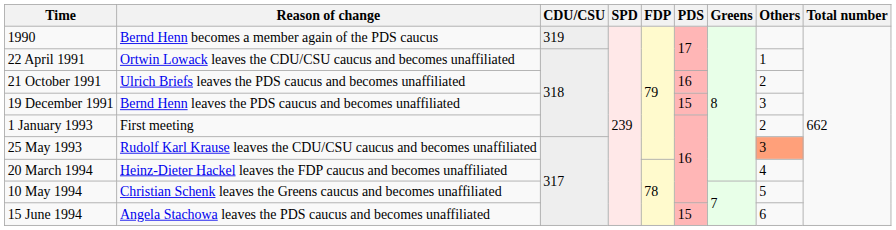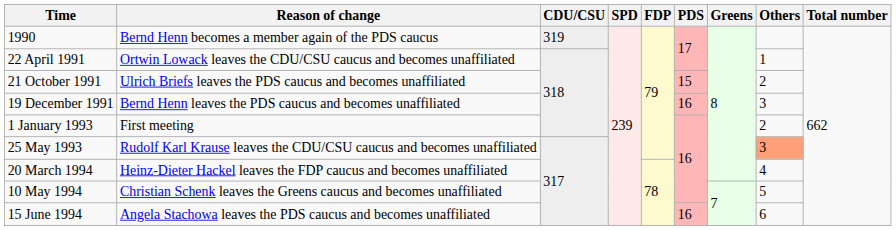(685, 81) 16 -> (685, 81) 15
(685, 103) 15 -> (685, 103) 16
(685, 214) 15 -> (685, 214) 16
